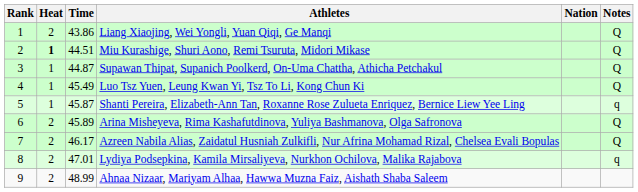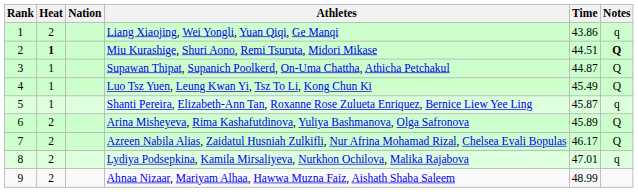columns swapped: (581, 13) <-> (81, 13)
(617, 31) Q -> (617, 31) q
(617, 50) normal -> (617, 50) bold
